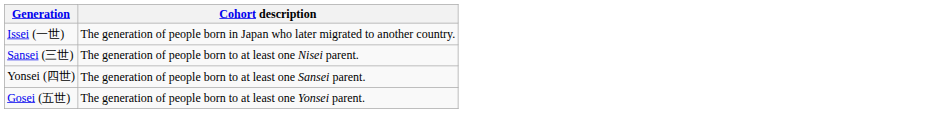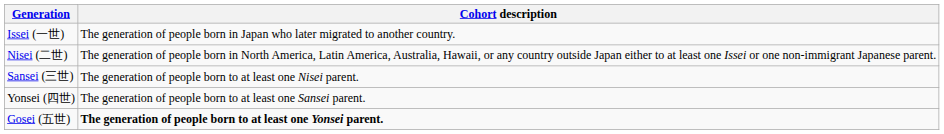+ row: (37, 55)
(223, 98) normal -> (232, 119) bold
